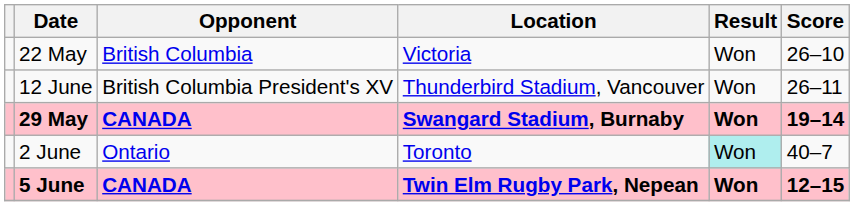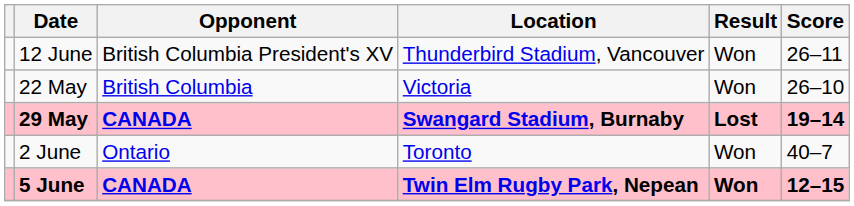rows swapped: (53, 54) <-> (56, 87)
(736, 119) Won -> (736, 119) Lost
(735, 152) paleturquoise background -> (735, 152) no background
